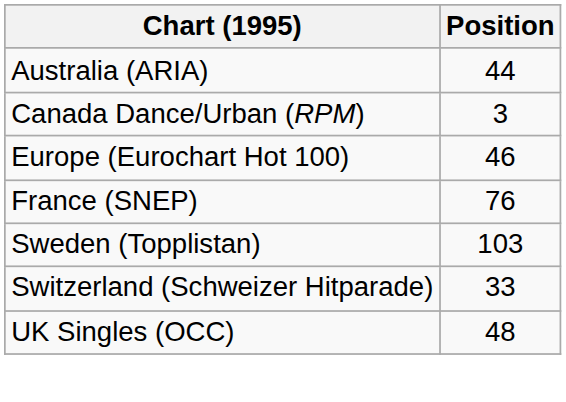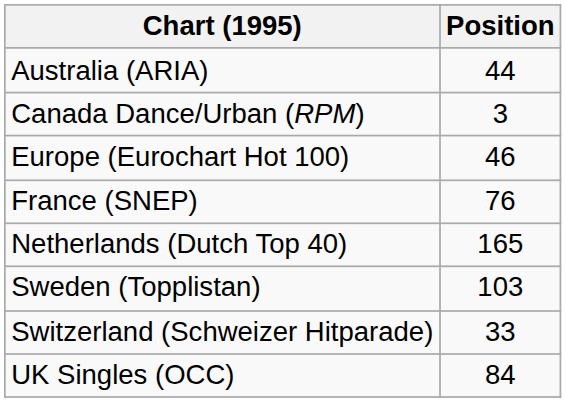+ row: (179, 244)
(500, 331) 48 -> (500, 375) 84
